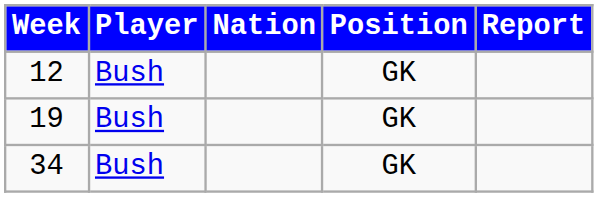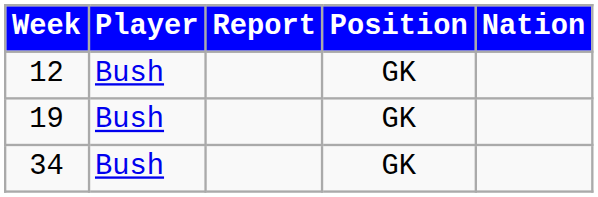columns swapped: (264, 29) <-> (534, 29)
